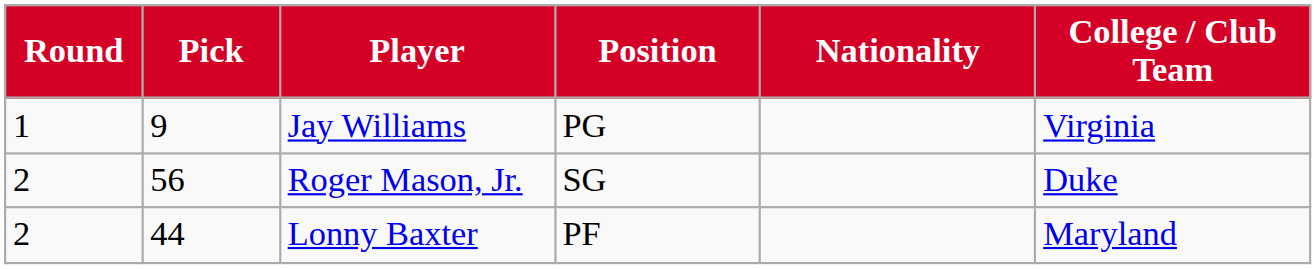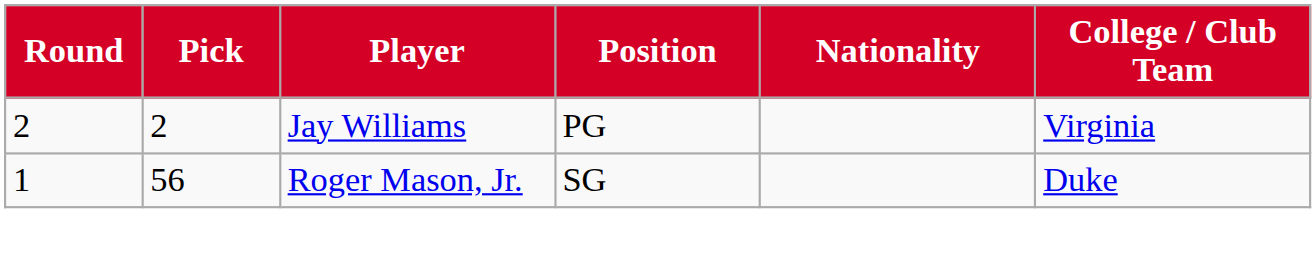(22, 125) 1 -> (22, 125) 2
(159, 125) 9 -> (159, 125) 2
(22, 179) 2 -> (22, 179) 1
- row: (383, 234)
